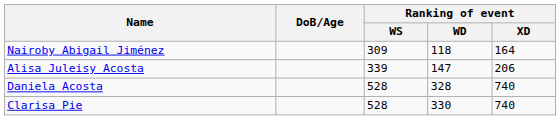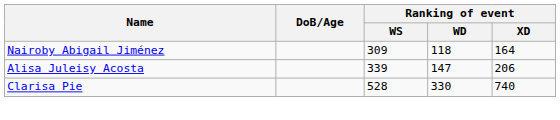- row: (55, 87)
